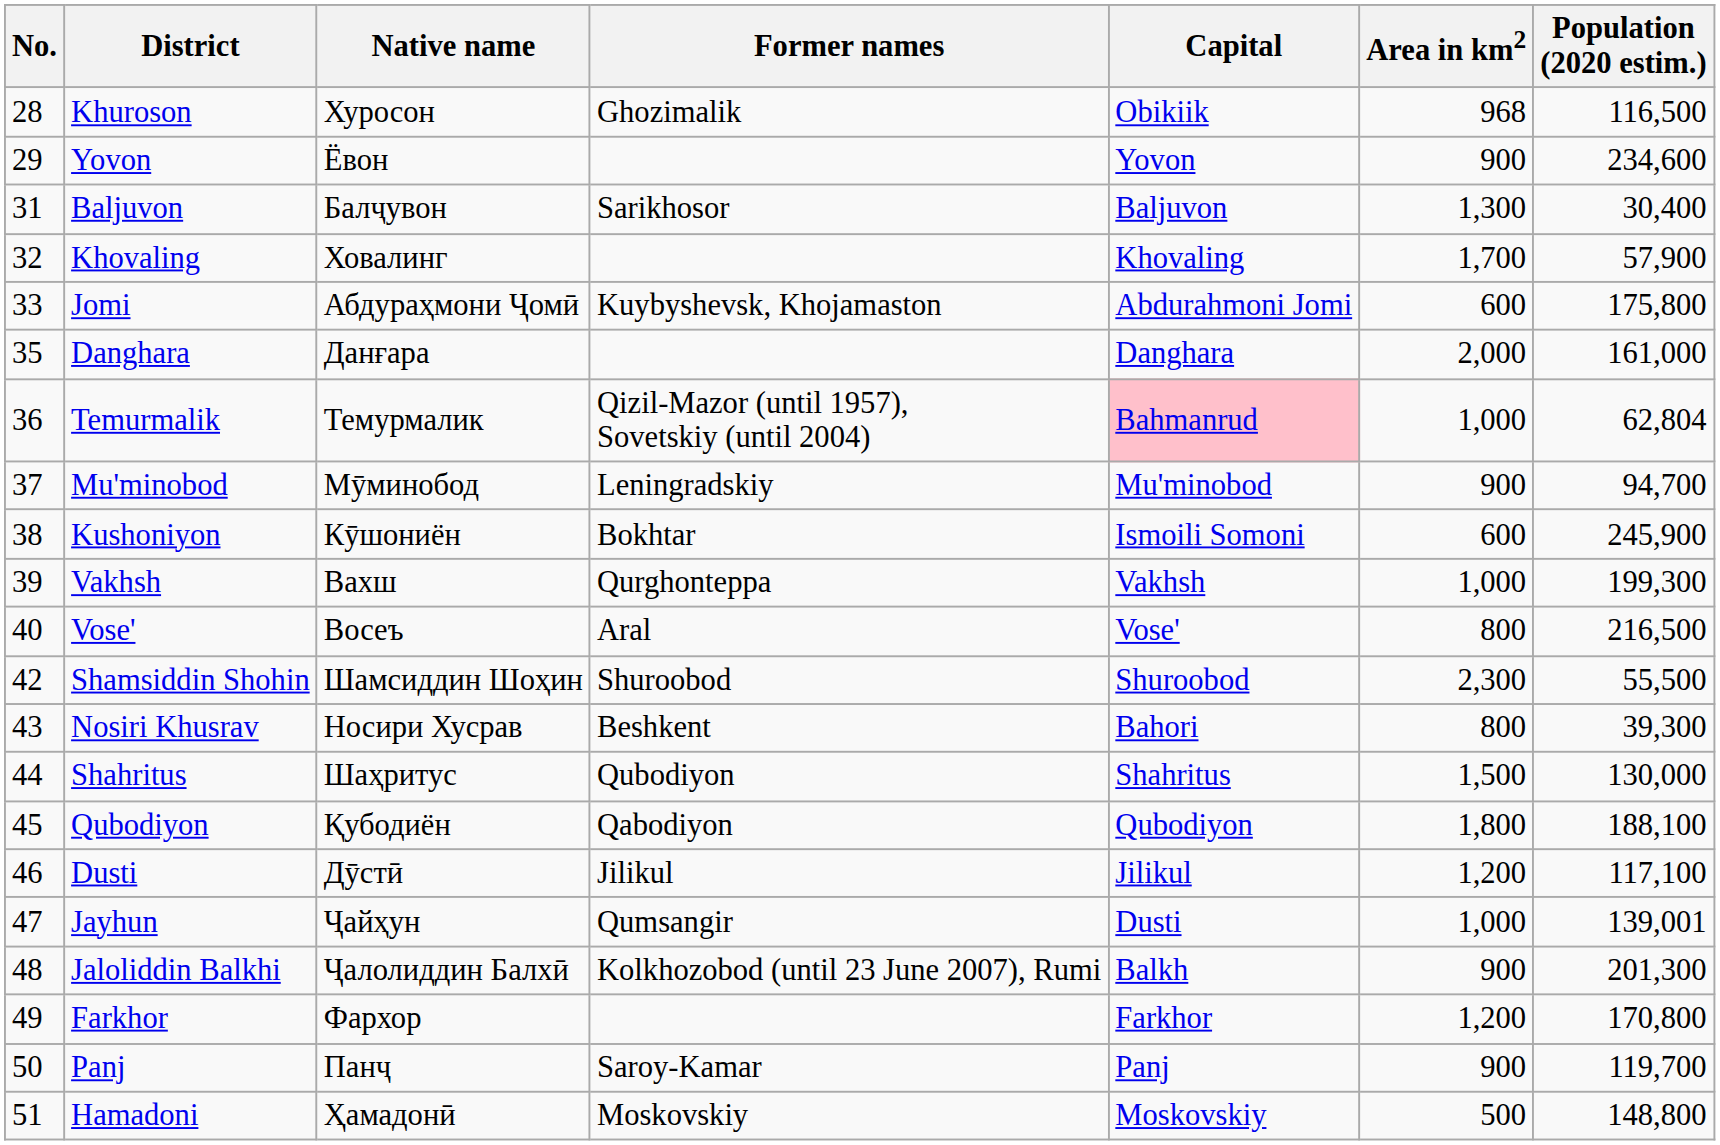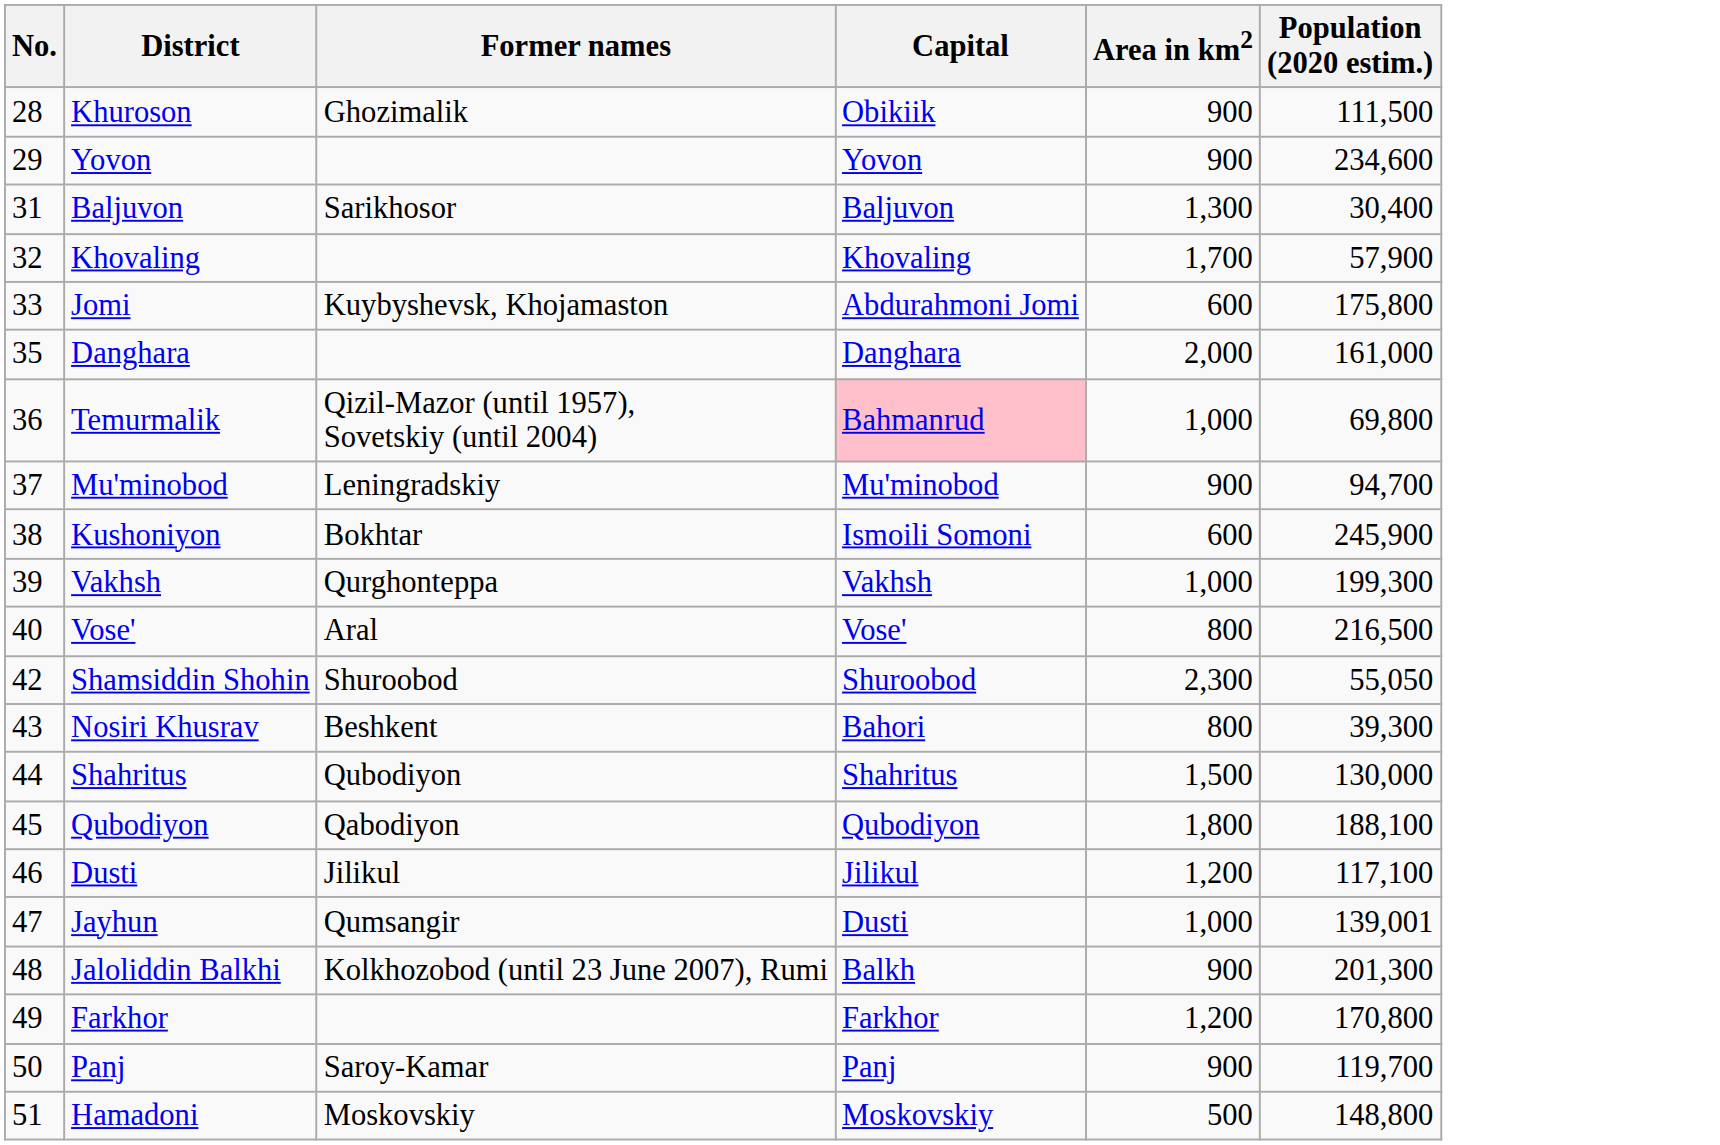- column: (453, 45)
(1503, 111) 968 -> (1230, 111) 900
(1657, 111) 116,500 -> (1385, 111) 111,500
(1665, 419) 62,804 -> (1391, 419) 69,800
(1665, 679) 55,500 -> (1391, 679) 55,050
